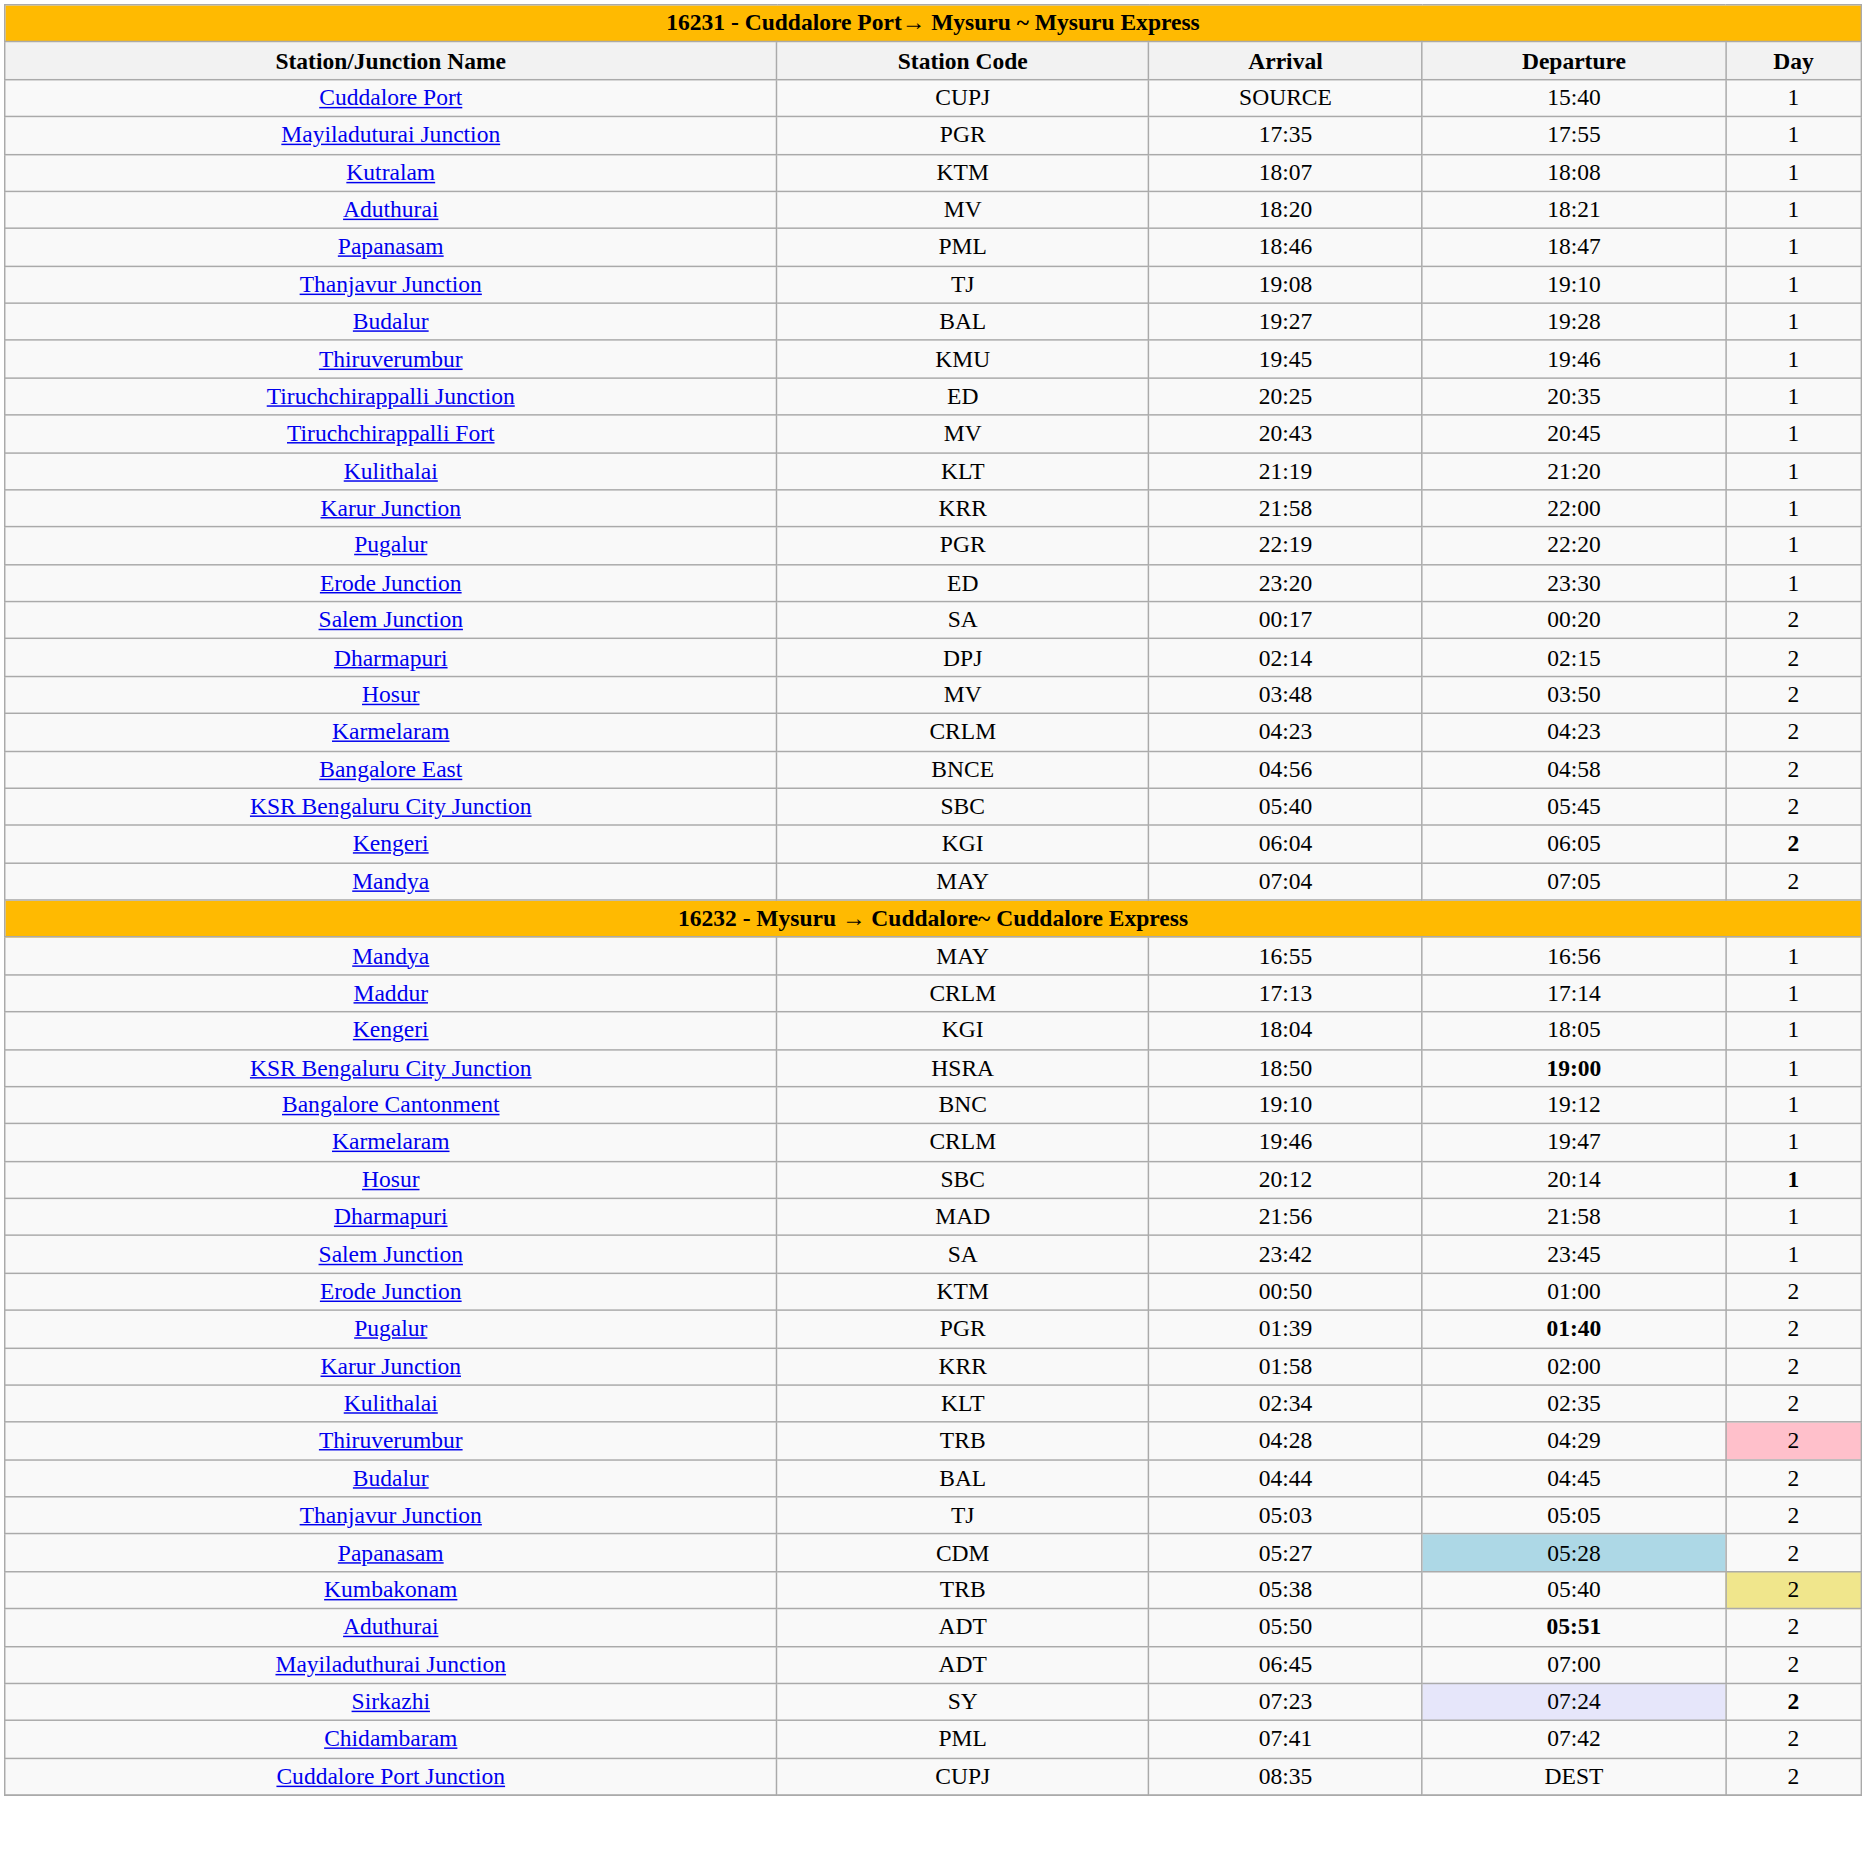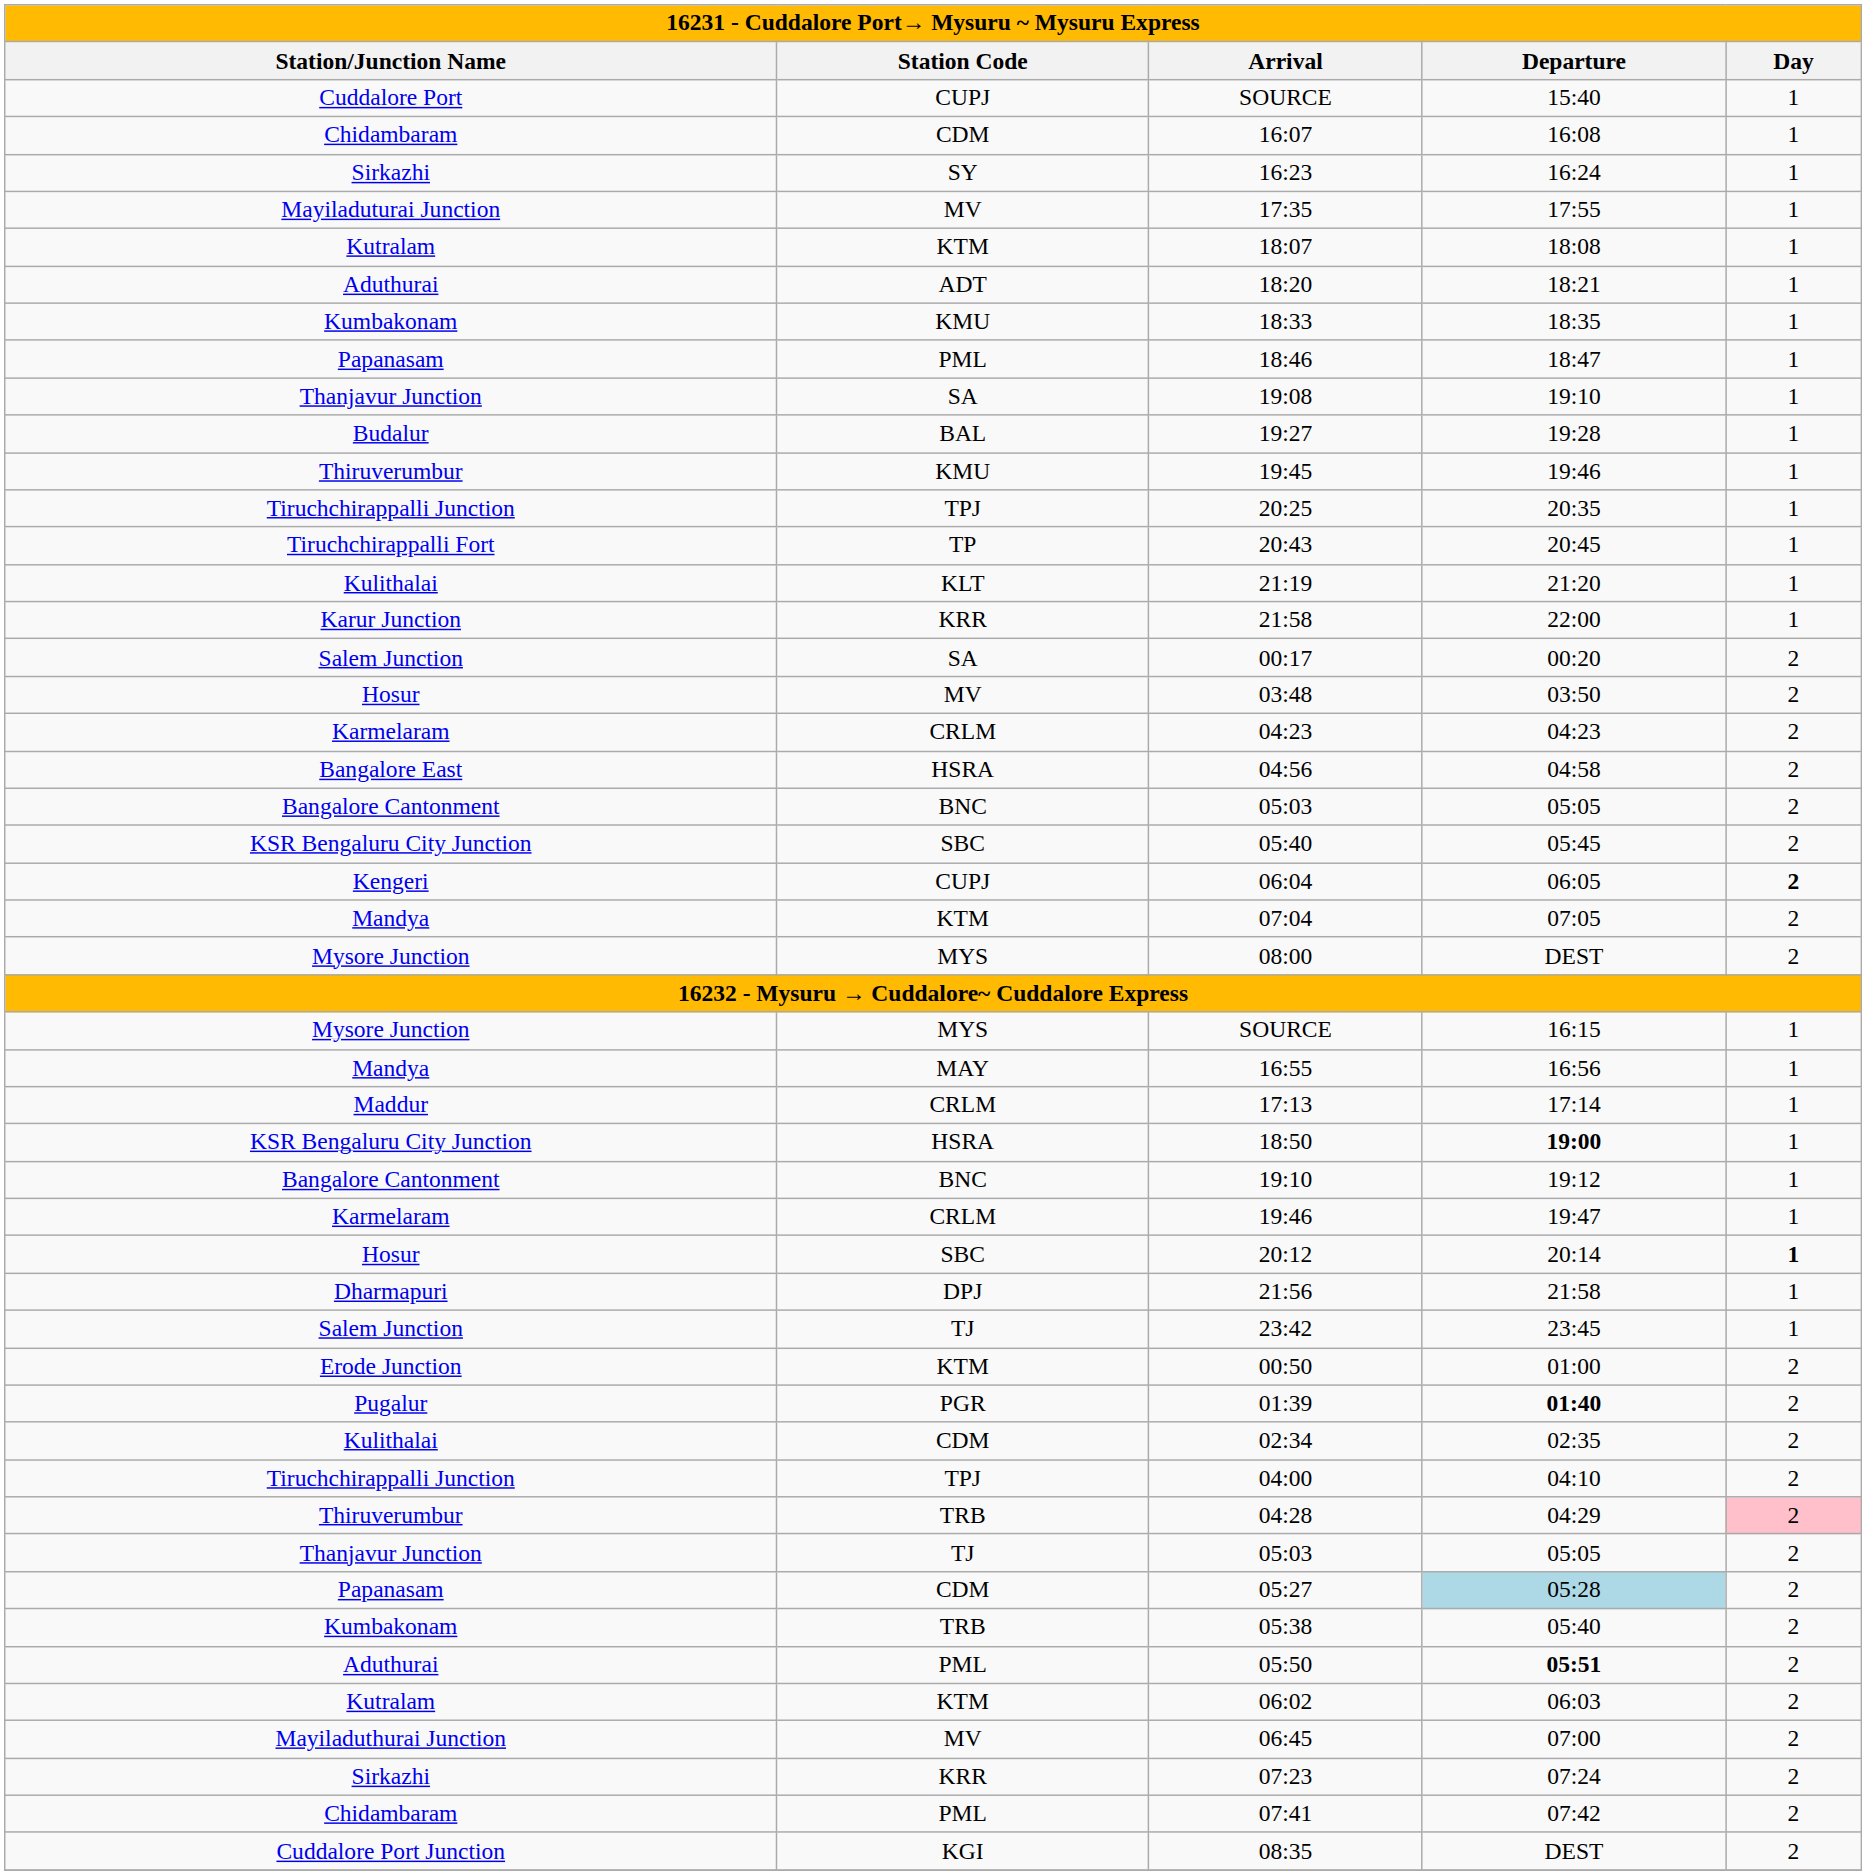+ row: (391, 135)
+ row: (391, 172)
(963, 135) PGR -> (963, 209) MV
(963, 209) MV -> (963, 284) ADT
+ row: (391, 321)
(963, 284) TJ -> (963, 396) SA
(963, 396) ED -> (963, 508) TPJ
(963, 433) MV -> (963, 545) TP
- row: (391, 545)
- row: (391, 582)
- row: (391, 657)
(963, 769) BNCE -> (963, 769) HSRA
+ row: (391, 806)
(963, 843) KGI -> (963, 881) CUPJ
(963, 881) MAY -> (963, 918) KTM
+ row: (391, 955)
+ row: (391, 1030)
- row: (391, 1030)
(963, 1216) MAD -> (963, 1291) DPJ
(963, 1254) SA -> (963, 1328) TJ
- row: (391, 1365)
(963, 1403) KLT -> (963, 1440) CDM
+ row: (391, 1477)
- row: (391, 1477)
(1793, 1589) khaki background -> (1793, 1627) no background
(963, 1627) ADT -> (963, 1664) PML
+ row: (391, 1701)
(963, 1664) ADT -> (963, 1739) MV
(963, 1701) SY -> (963, 1776) KRR
(1574, 1701) lavender background -> (1574, 1776) no background
(1793, 1701) bold -> (1793, 1776) normal
(963, 1776) CUPJ -> (963, 1850) KGI
